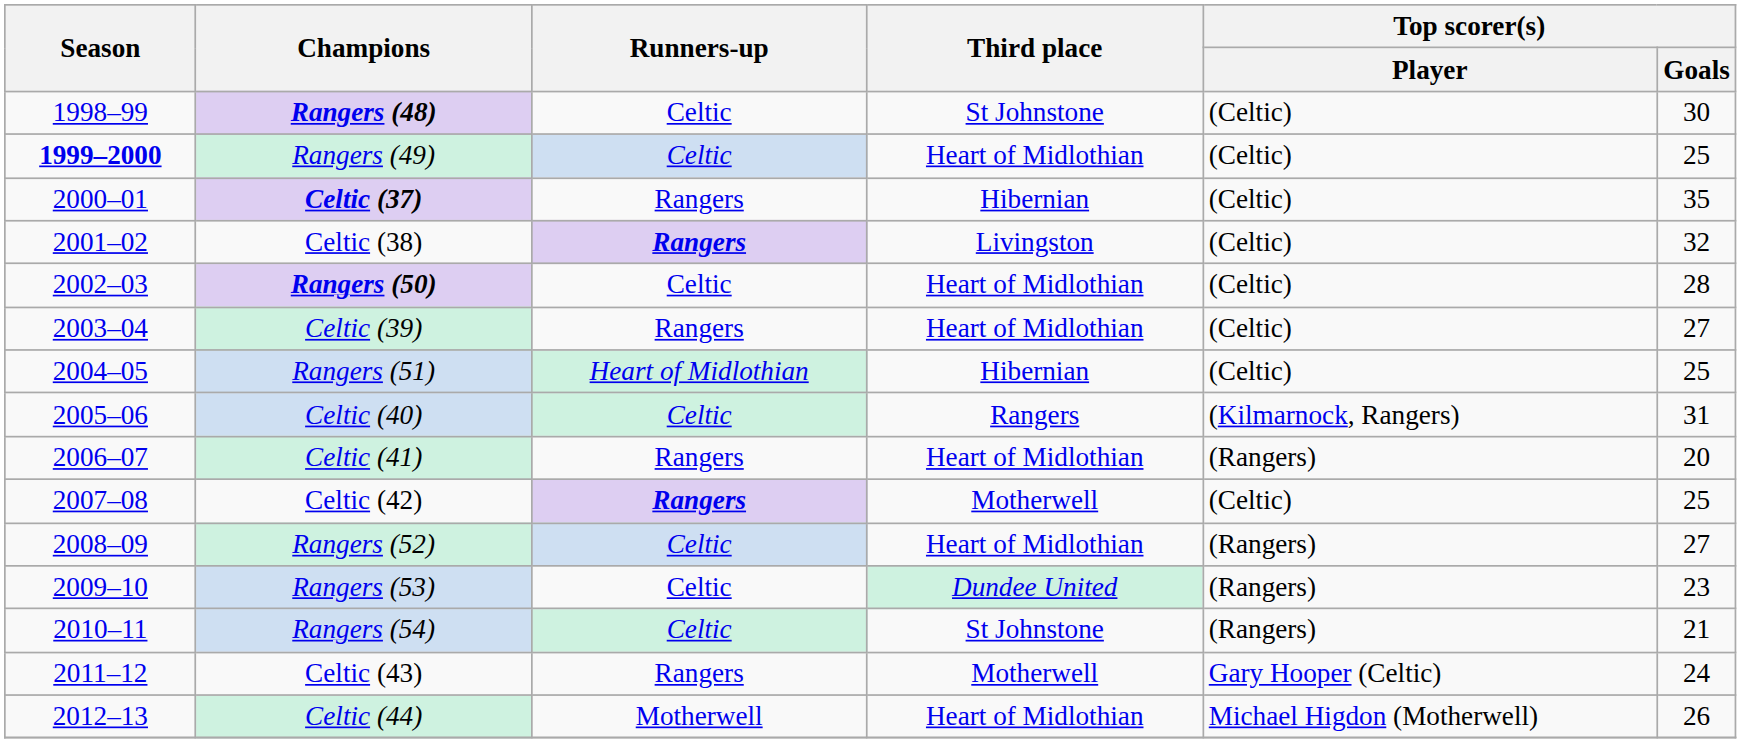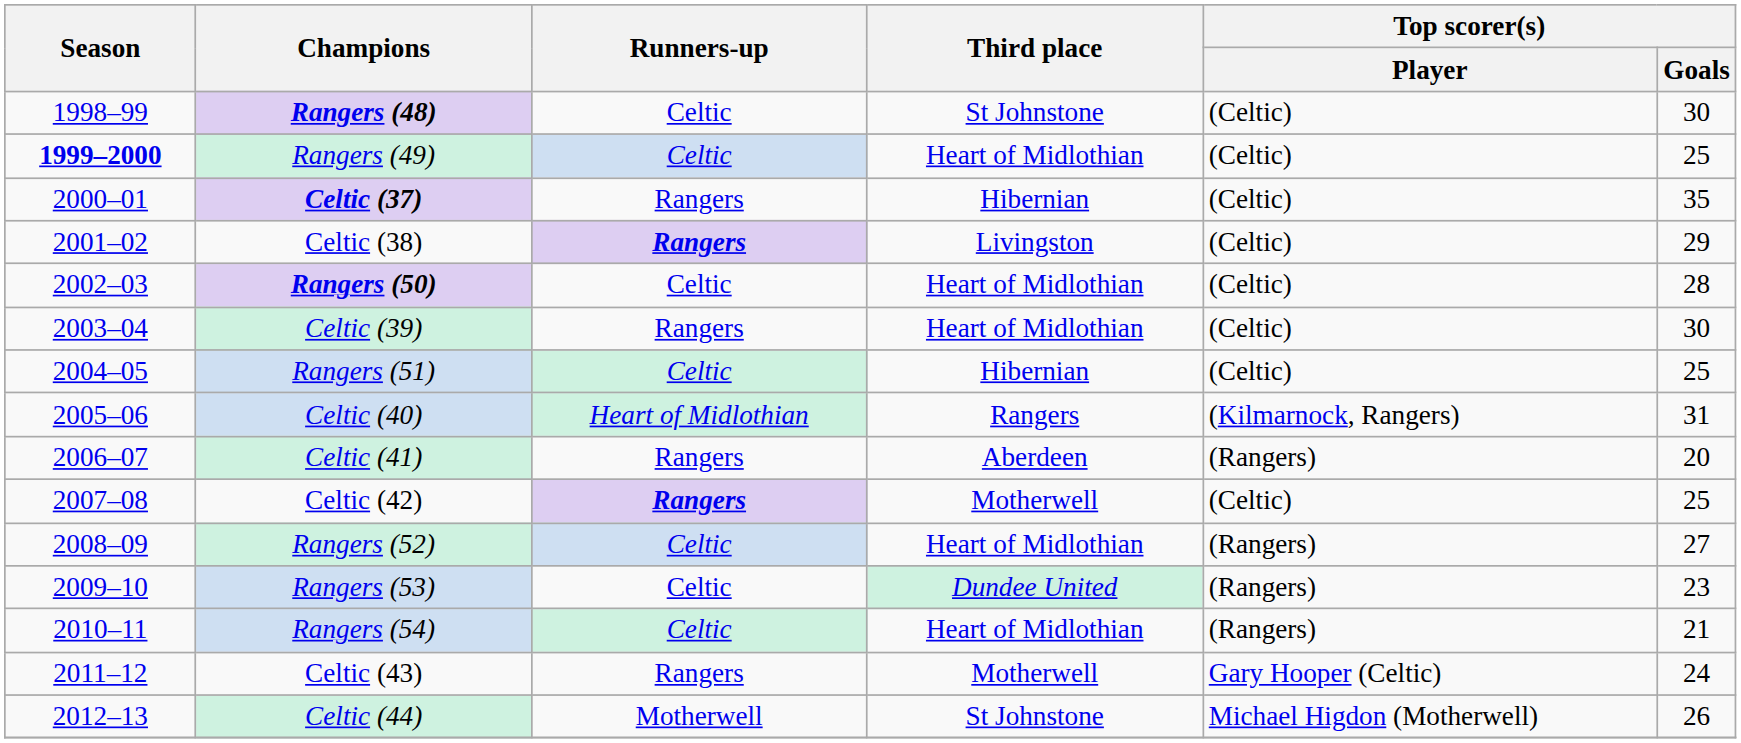(1697, 241) 32 -> (1697, 241) 29
(1697, 328) 27 -> (1697, 328) 30
(699, 371) Heart of Midlothian -> (699, 371) Celtic
(699, 414) Celtic -> (699, 414) Heart of Midlothian
(1035, 457) Heart of Midlothian -> (1035, 457) Aberdeen
(1035, 629) St Johnstone -> (1035, 629) Heart of Midlothian
(1035, 716) Heart of Midlothian -> (1035, 716) St Johnstone
